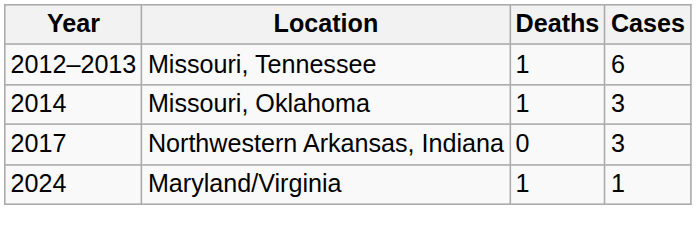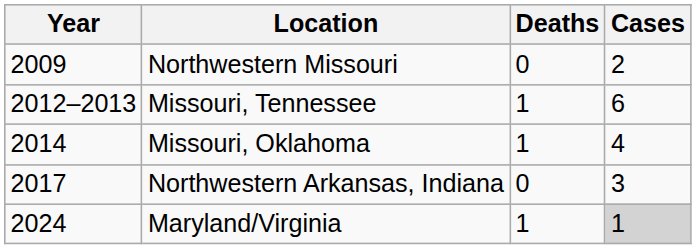+ row: (273, 64)
(618, 104) 3 -> (618, 143) 4
(618, 183) no background -> (618, 223) lightgrey background
